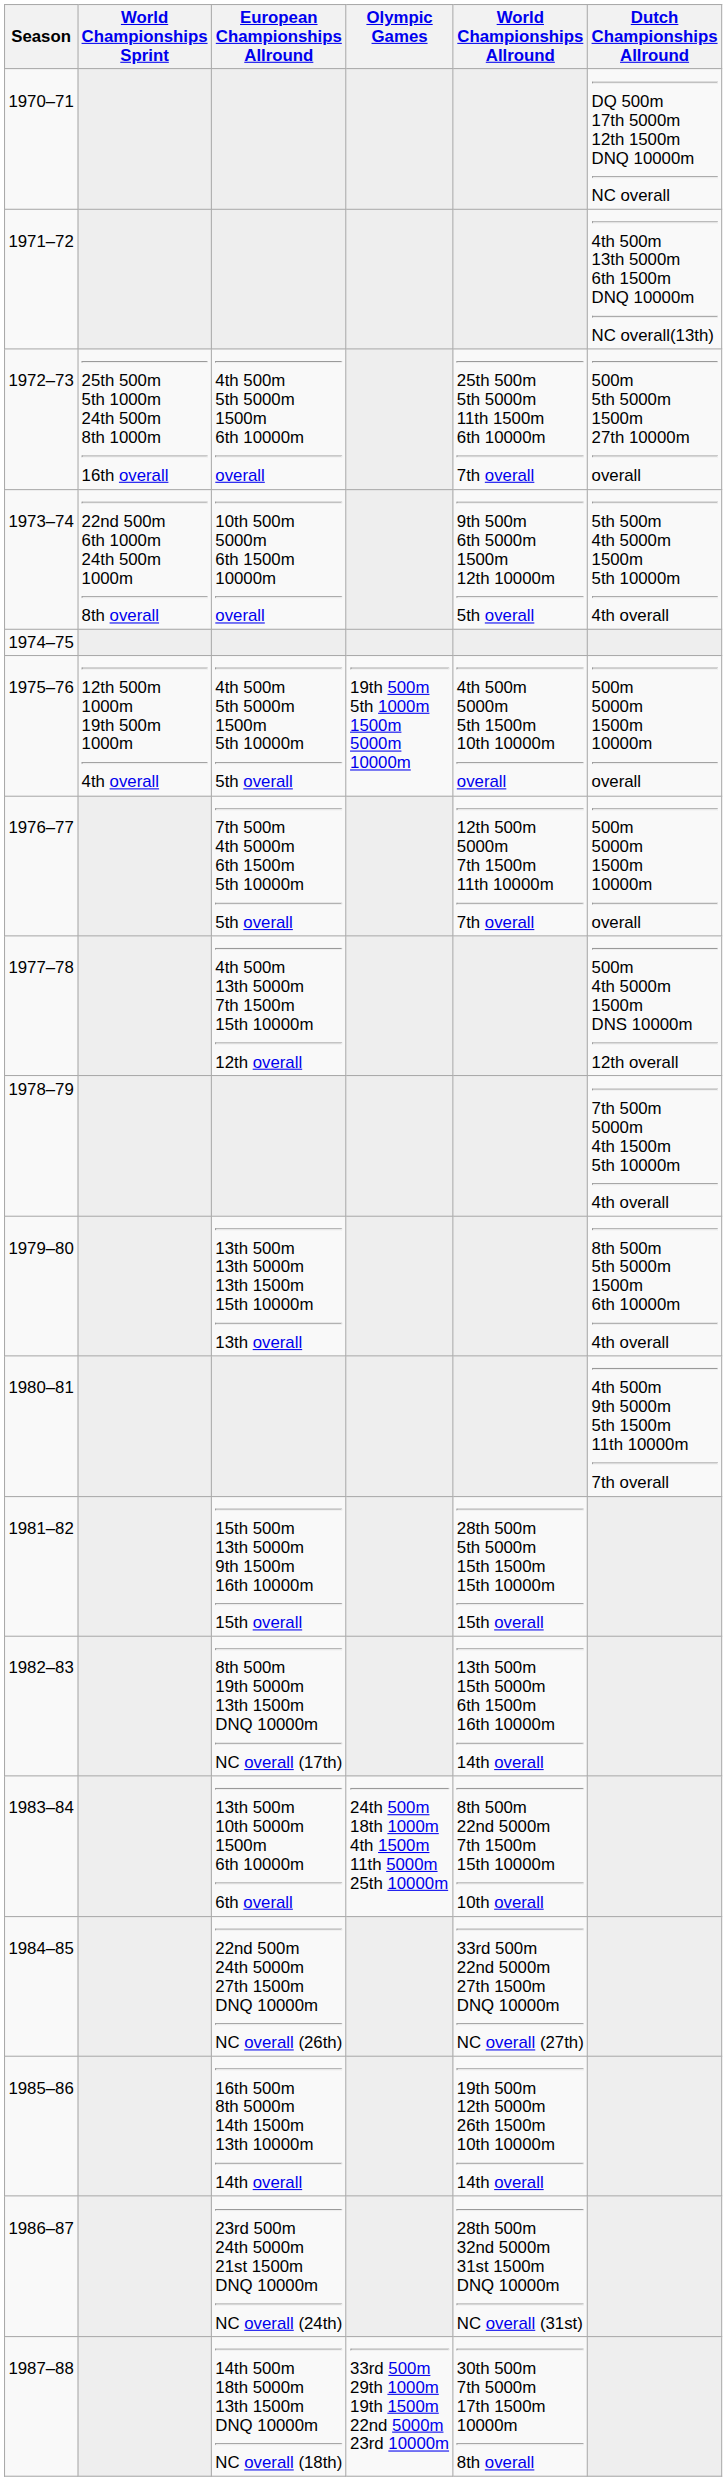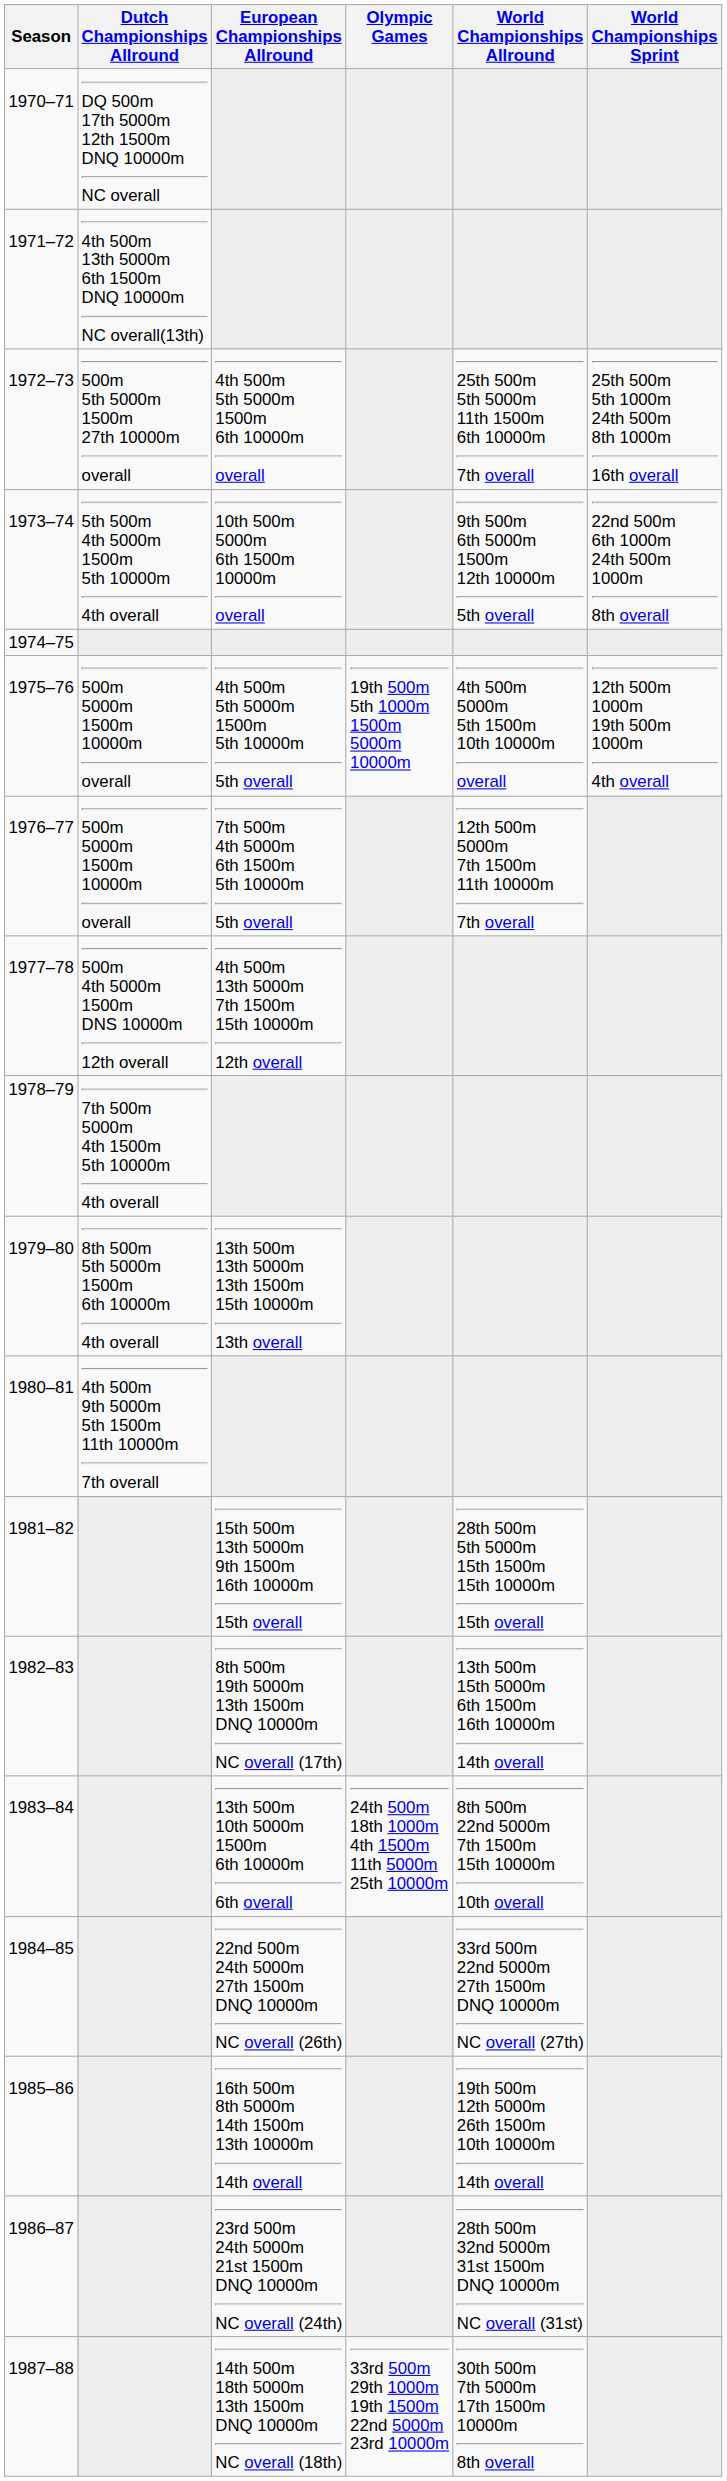columns swapped: (655, 36) <-> (145, 36)
